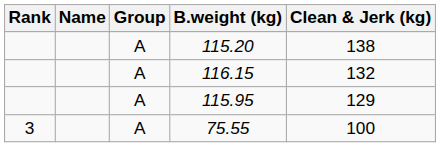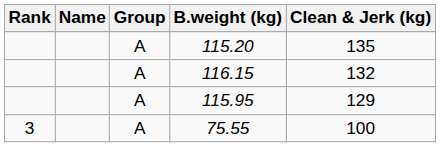(361, 45) 138 -> (361, 45) 135
